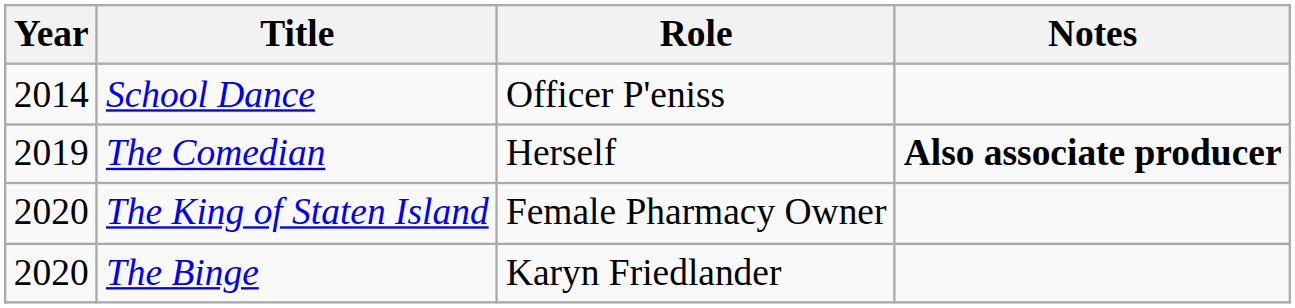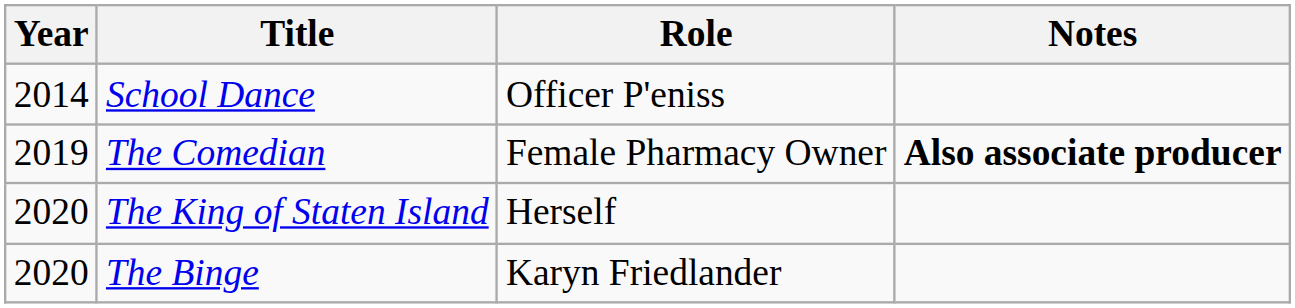(561, 152) Herself -> (696, 152) Female Pharmacy Owner
(696, 212) Female Pharmacy Owner -> (561, 212) Herself
